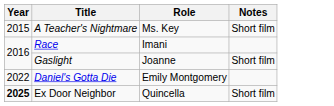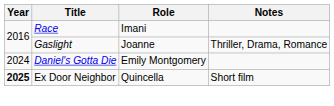- row: (86, 28)
(253, 61) Short film -> (269, 45) Thriller, Drama, Romance
(18, 77) 2022 -> (18, 61) 2024
